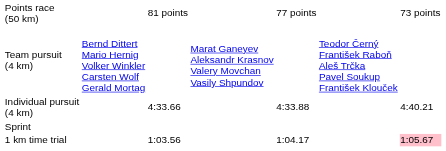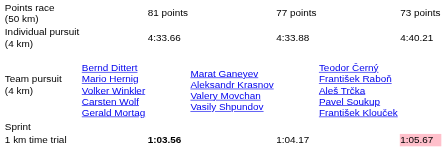rows swapped: (42, 107) <-> (33, 60)
(164, 140) normal -> (164, 140) bold
